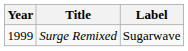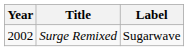(20, 35) 1999 -> (20, 35) 2002
